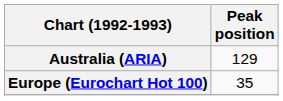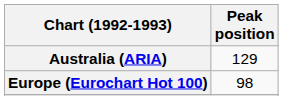(245, 82) 35 -> (245, 82) 98
